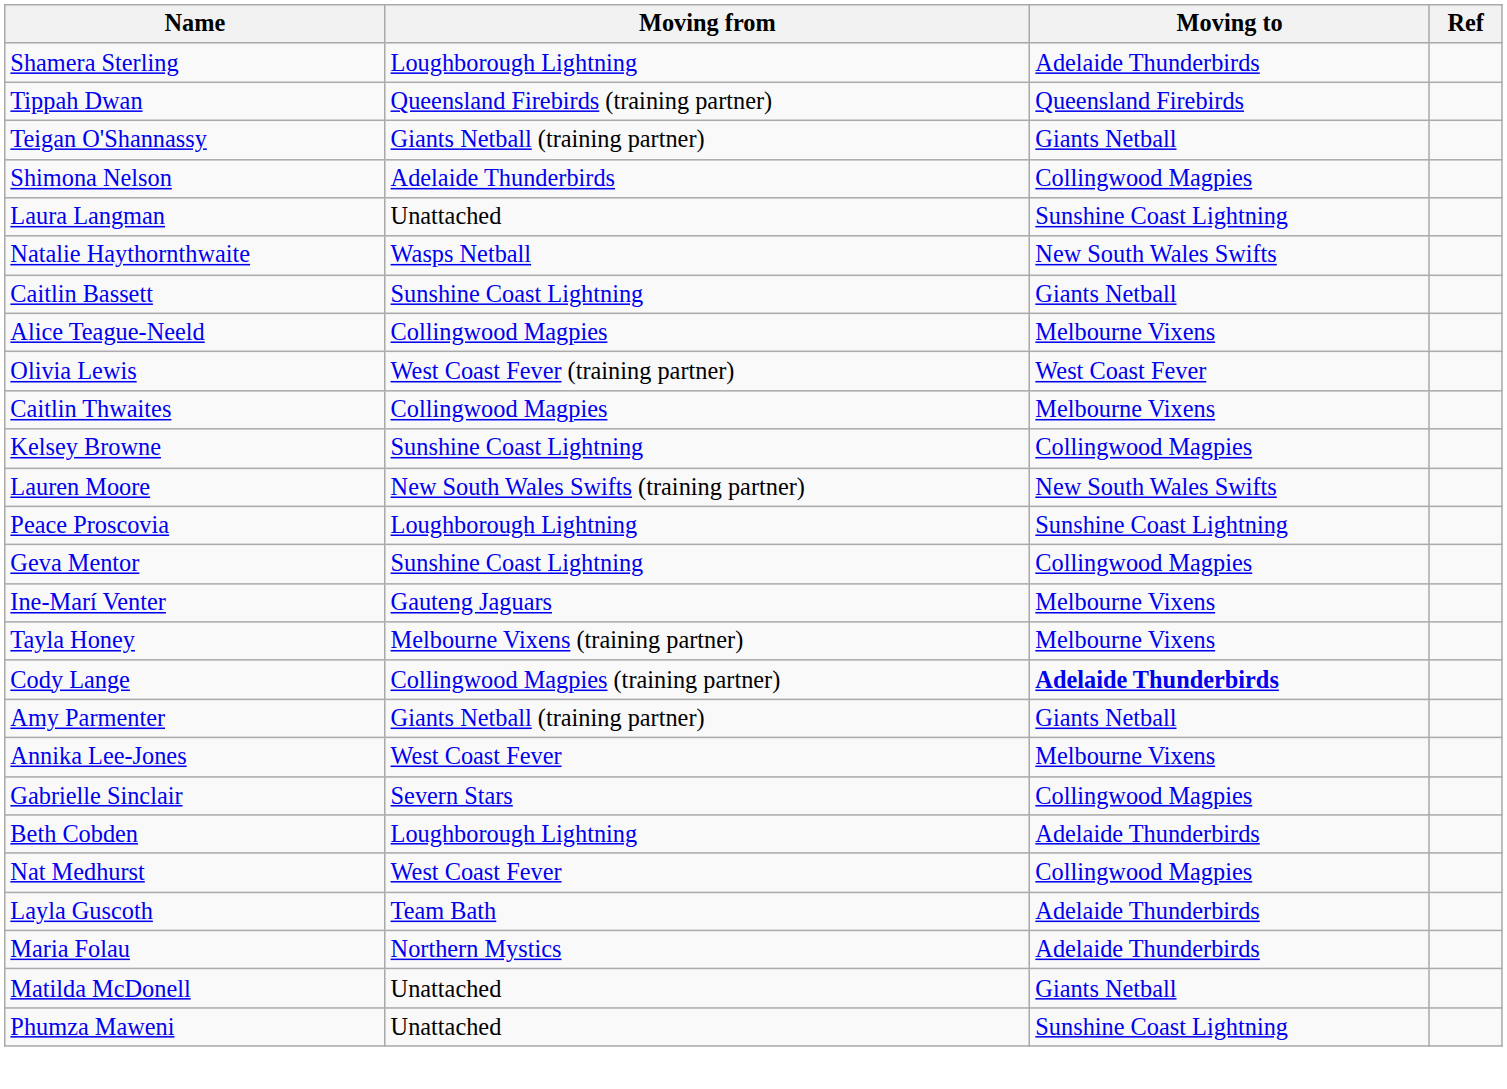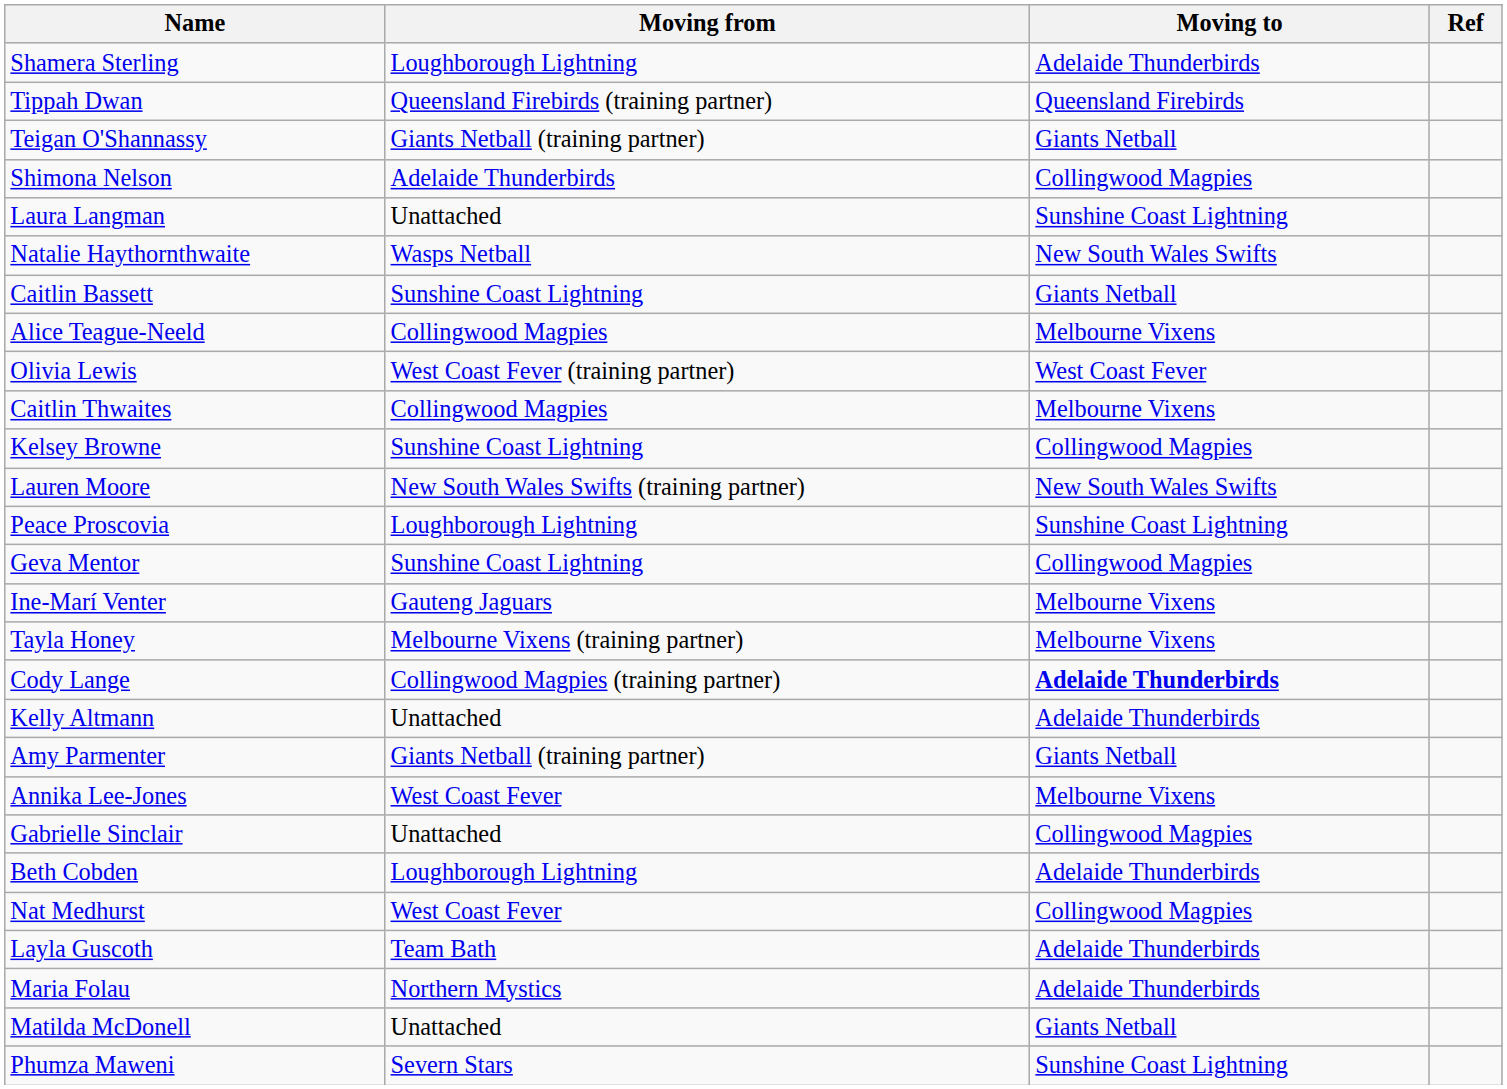+ row: (82, 718)
(452, 795) Severn Stars -> (446, 833) Unattached
(446, 1026) Unattached -> (452, 1065) Severn Stars
